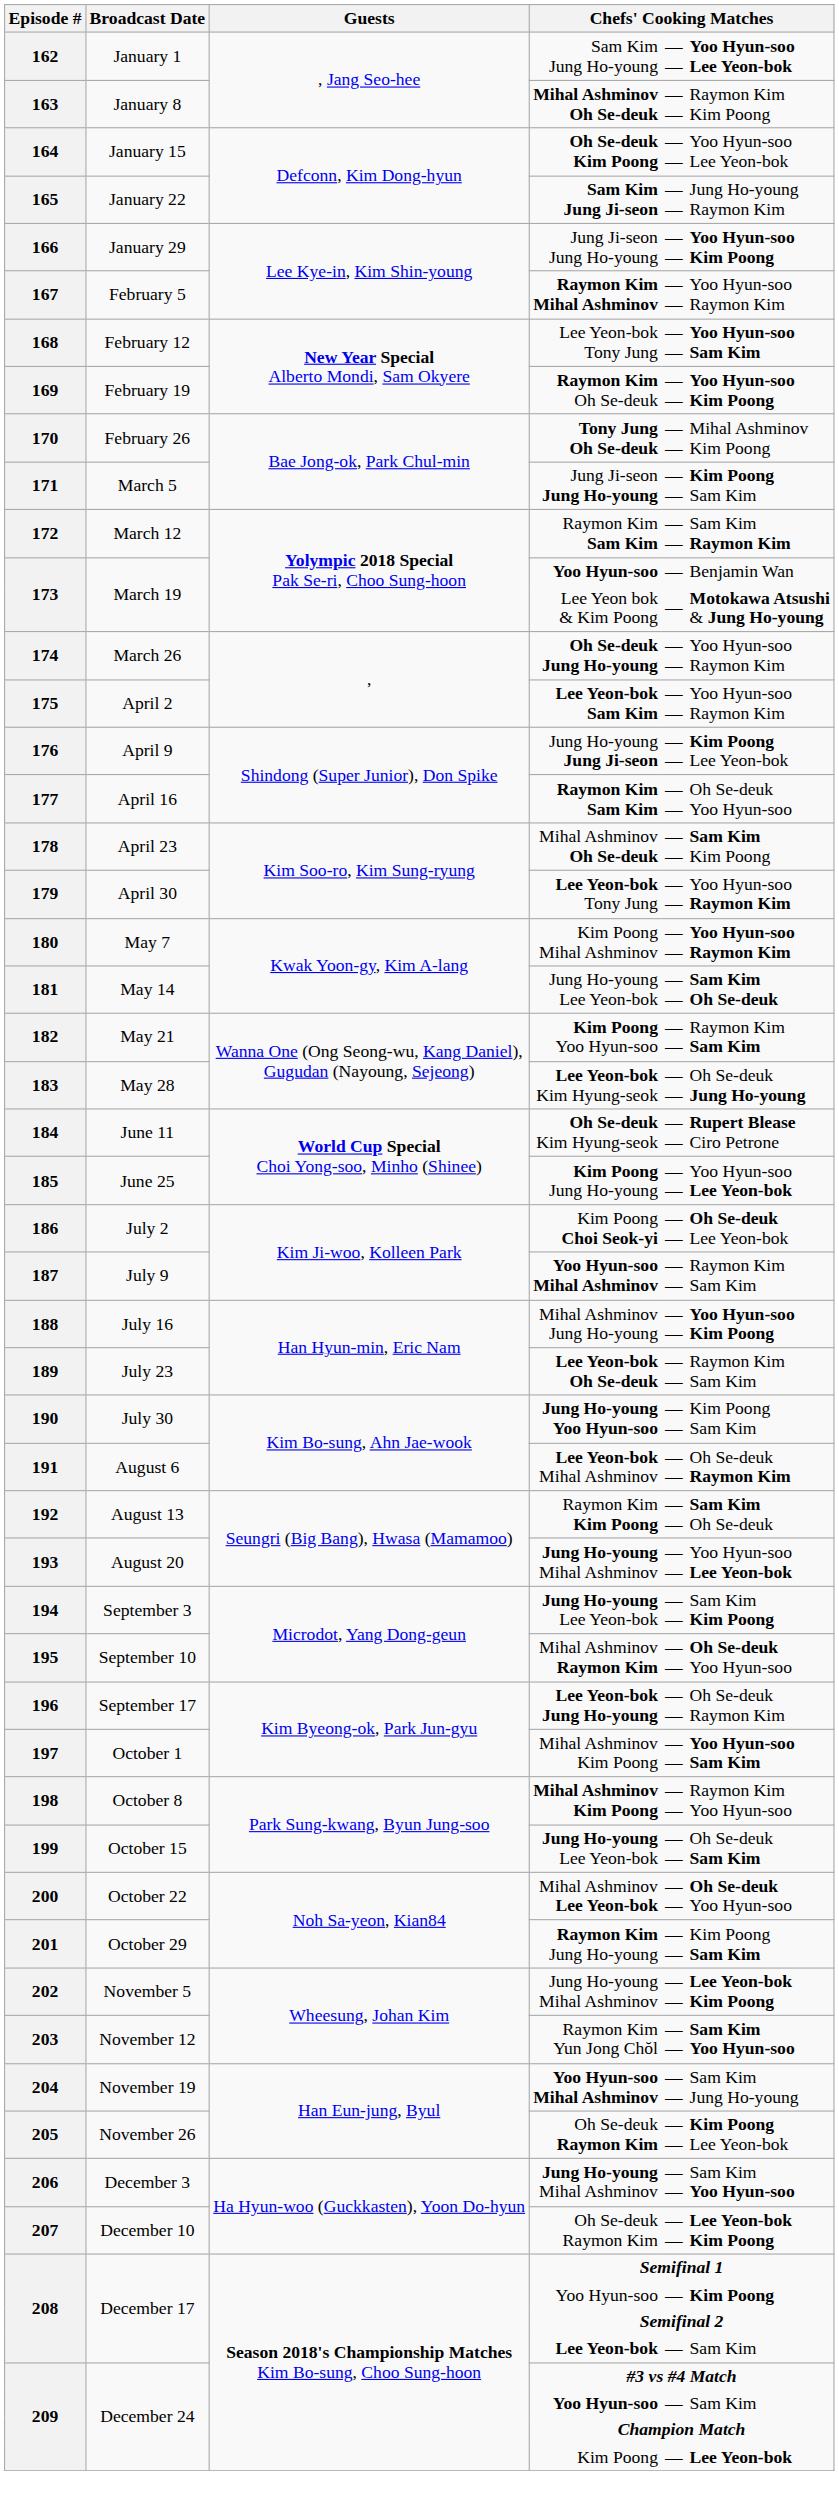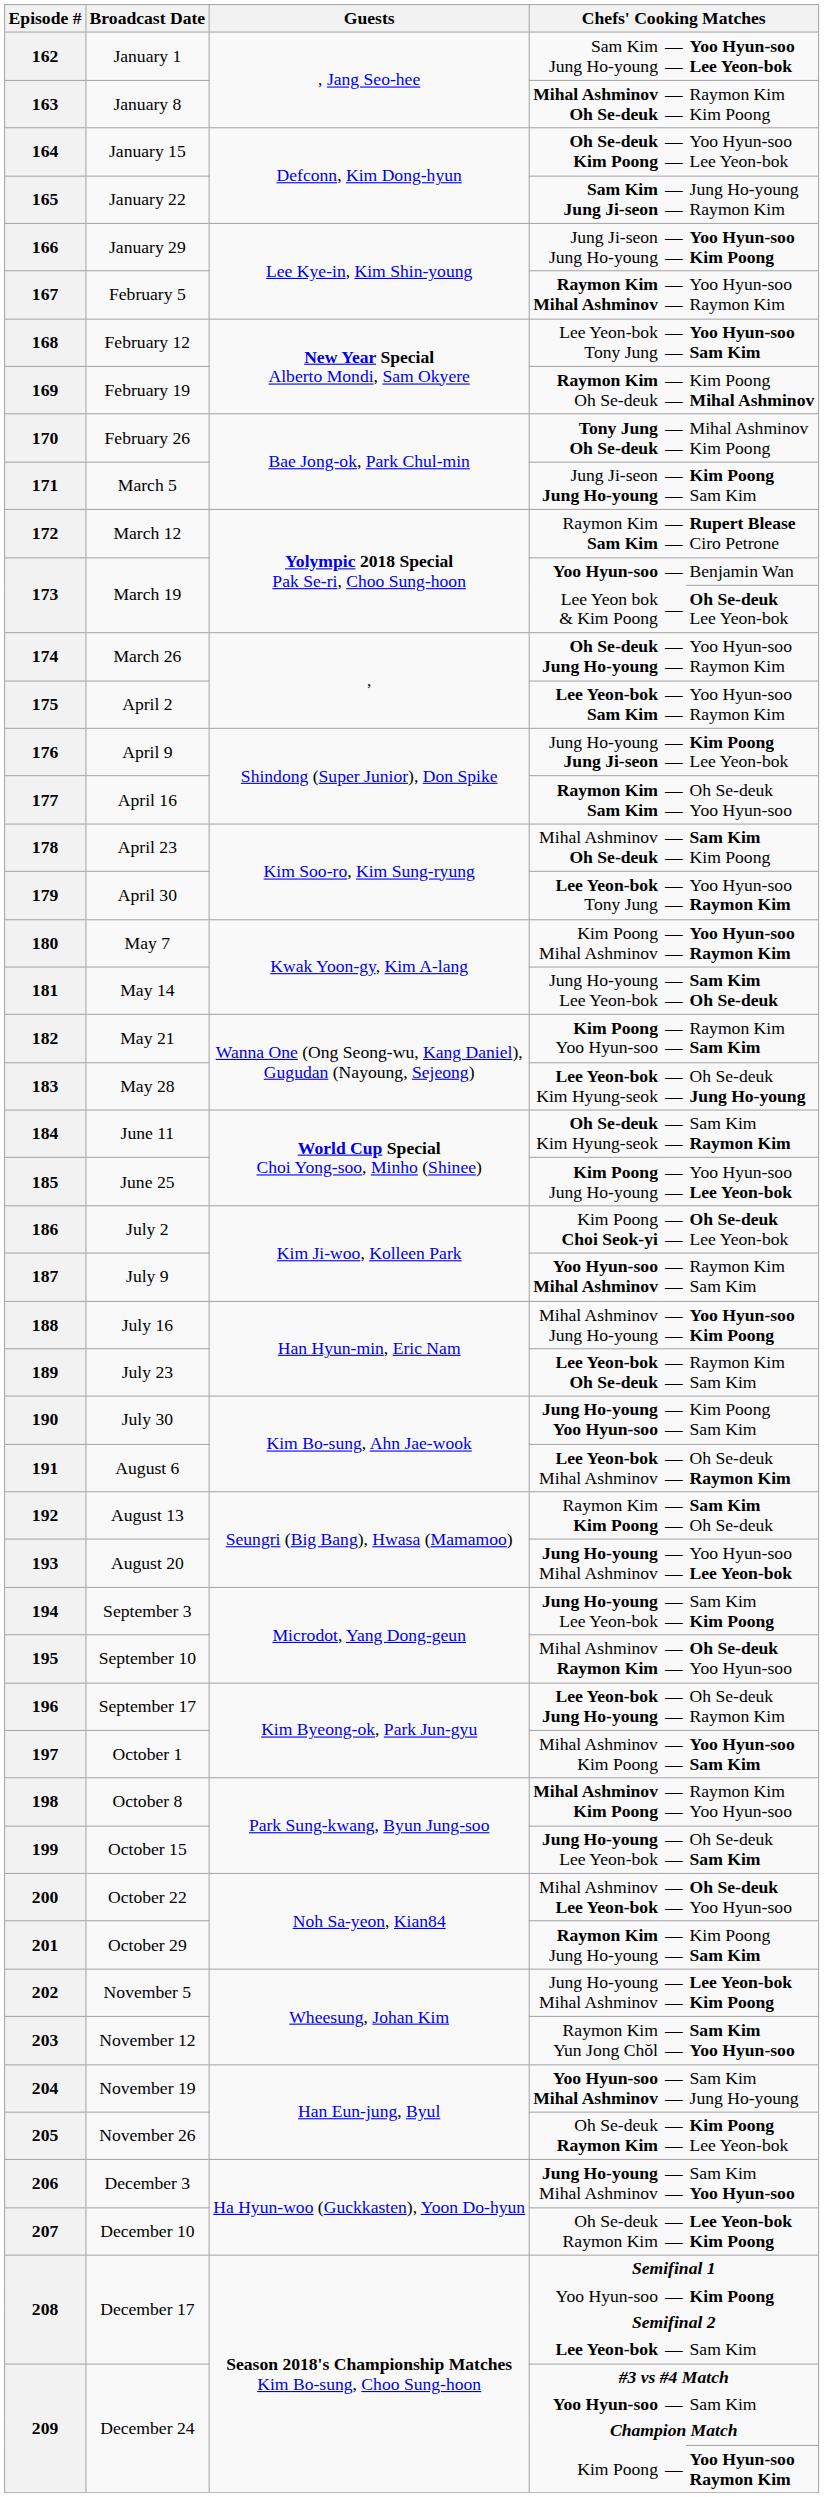(742, 390) Yoo Hyun-soo Kim Poong -> (752, 390) Kim Poong Mihal Ashminov
(740, 533) Sam Kim Raymon Kim -> (743, 533) Rupert Blease Ciro Petrone
(760, 607) Motokawa Atsushi & Jung Ho-young -> (739, 609) Oh Se-deuk Lee Yeon-bok
(743, 1132) Rupert Blease Ciro Petrone -> (740, 1133) Sam Kim Raymon Kim
(741, 2456) Lee Yeon-bok -> (742, 2468) Yoo Hyun-soo Raymon Kim
